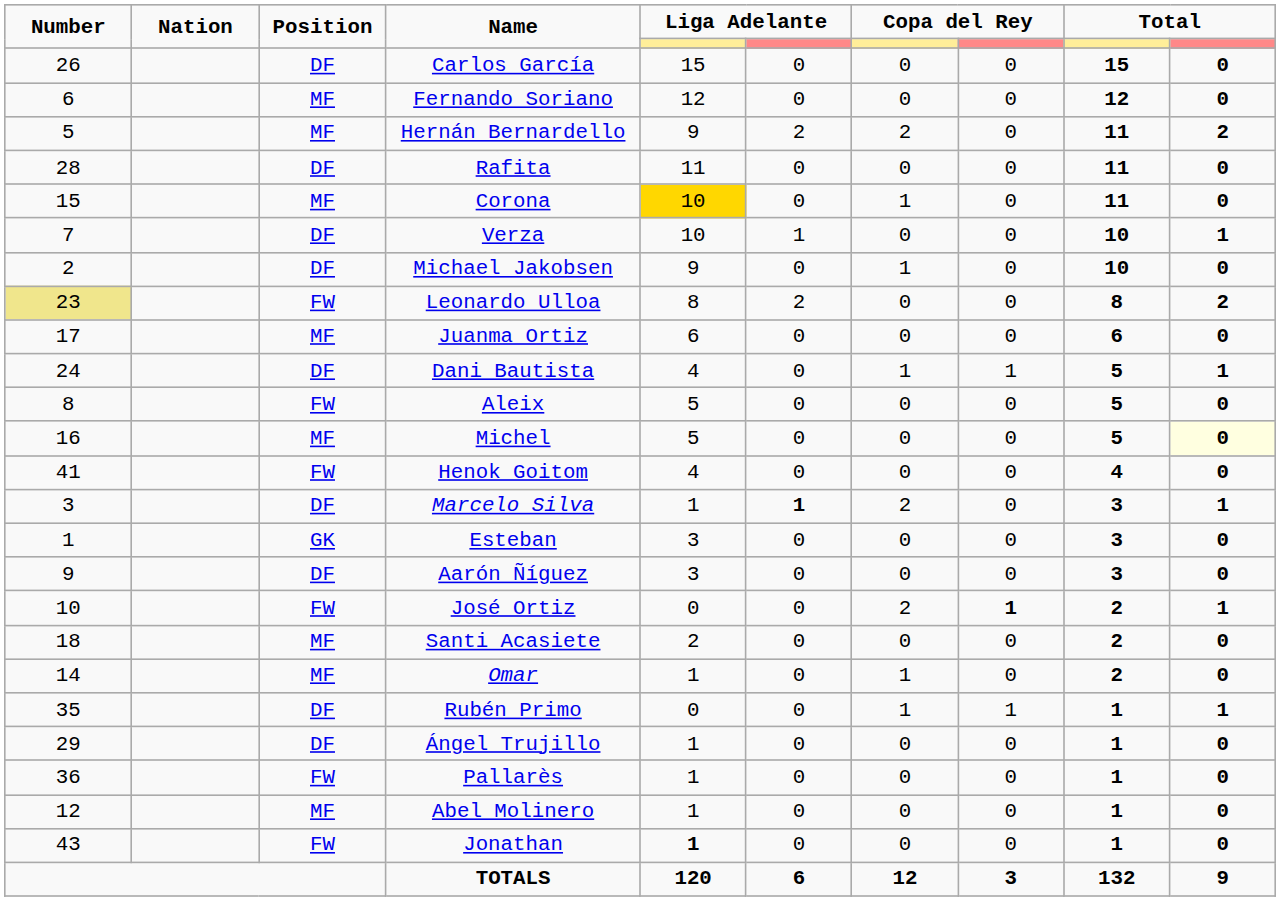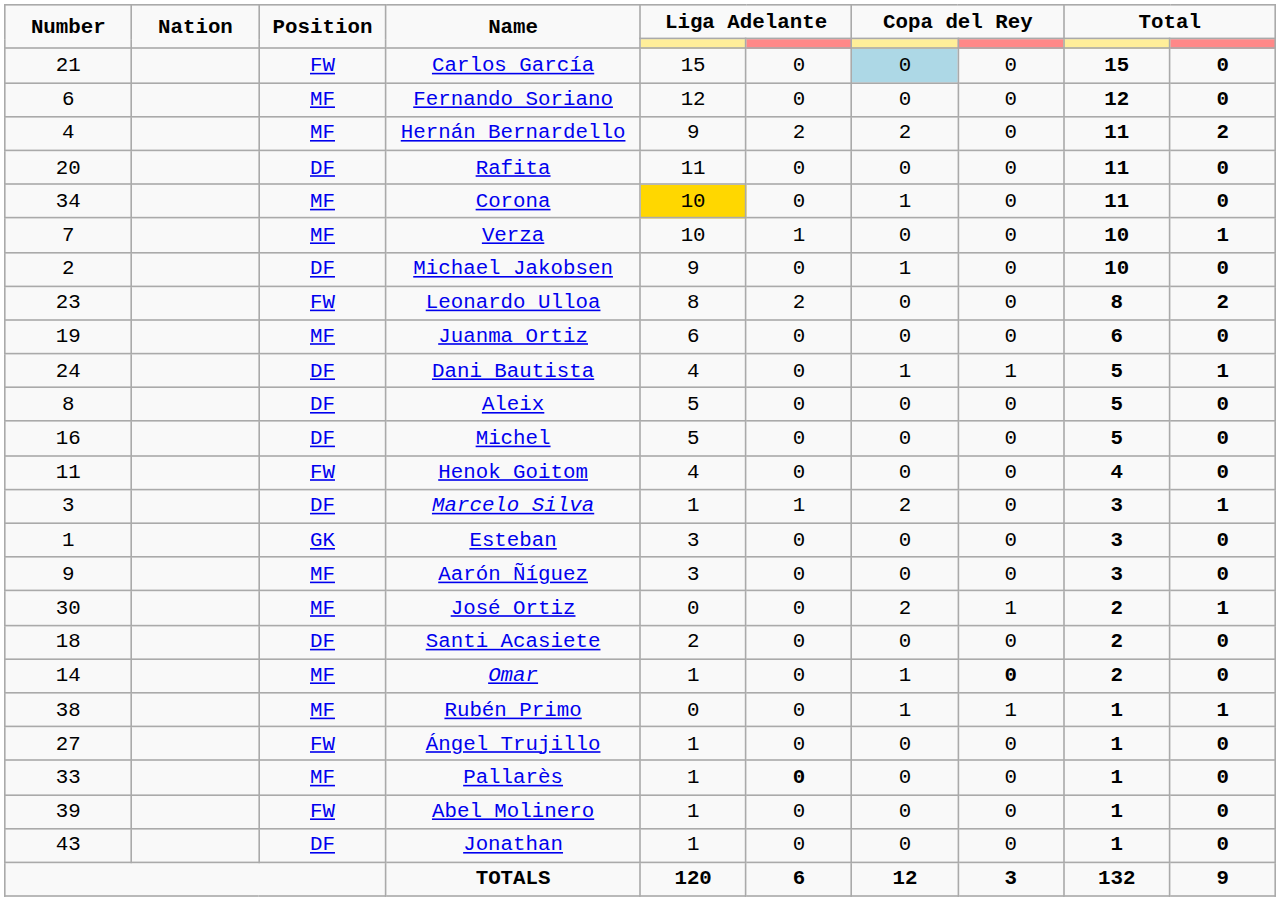(68, 66) 26 -> (68, 66) 21
(322, 66) DF -> (322, 66) FW
(905, 66) no background -> (905, 66) lightblue background
(68, 133) 5 -> (68, 133) 4
(68, 167) 28 -> (68, 167) 20
(68, 201) 15 -> (68, 201) 34
(322, 235) DF -> (322, 235) MF
(68, 303) khaki background -> (68, 303) no background
(68, 337) 17 -> (68, 337) 19
(322, 405) FW -> (322, 405) DF
(322, 438) MF -> (322, 438) DF
(1223, 438) lightyellow background -> (1223, 438) no background
(68, 472) 41 -> (68, 472) 11
(799, 506) bold -> (799, 506) normal
(322, 574) DF -> (322, 574) MF
(68, 608) 10 -> (68, 608) 30
(322, 608) FW -> (322, 608) MF
(1011, 608) bold -> (1011, 608) normal
(322, 642) MF -> (322, 642) DF
(1011, 676) normal -> (1011, 676) bold
(68, 710) 35 -> (68, 710) 38
(322, 710) DF -> (322, 710) MF
(68, 744) 29 -> (68, 744) 27
(322, 744) DF -> (322, 744) FW
(68, 777) 36 -> (68, 777) 33
(322, 777) FW -> (322, 777) MF
(799, 777) normal -> (799, 777) bold
(68, 811) 12 -> (68, 811) 39
(322, 811) MF -> (322, 811) FW
(322, 845) FW -> (322, 845) DF
(693, 845) bold -> (693, 845) normal
